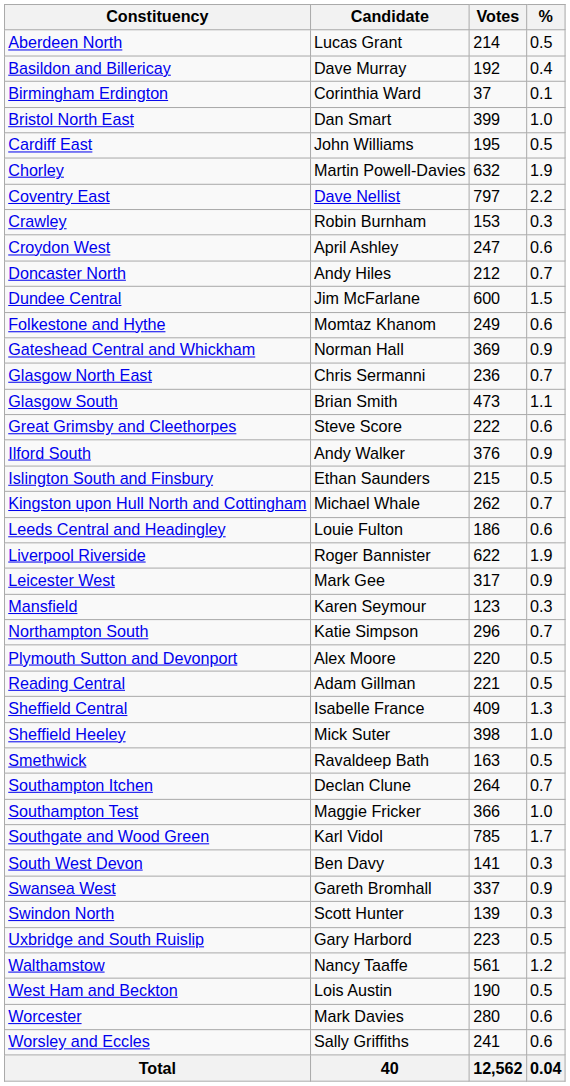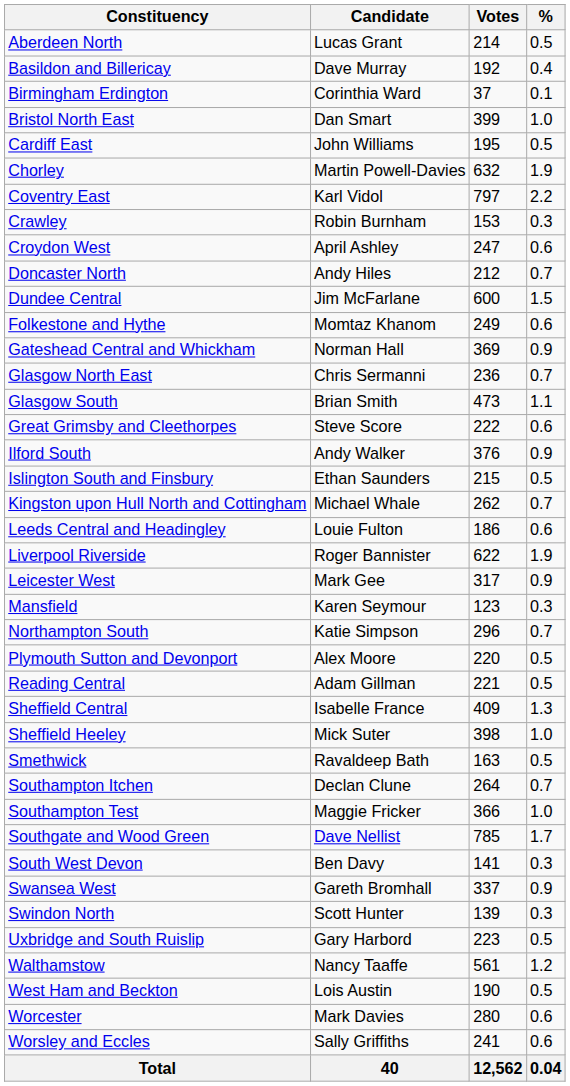(357, 196) Dave Nellist -> (348, 196) Karl Vidol
(348, 837) Karl Vidol -> (357, 837) Dave Nellist
